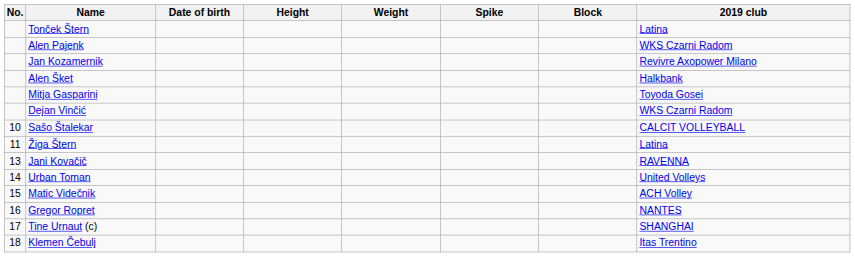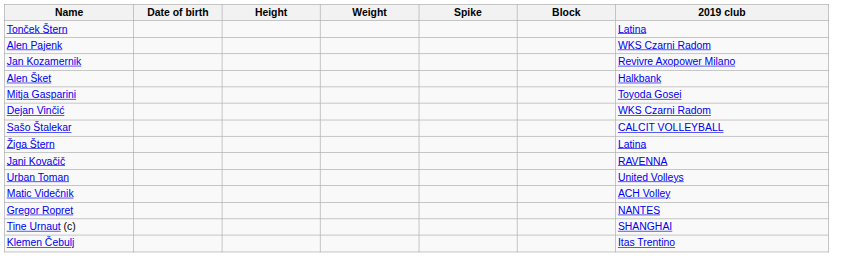- column: (15, 12)
